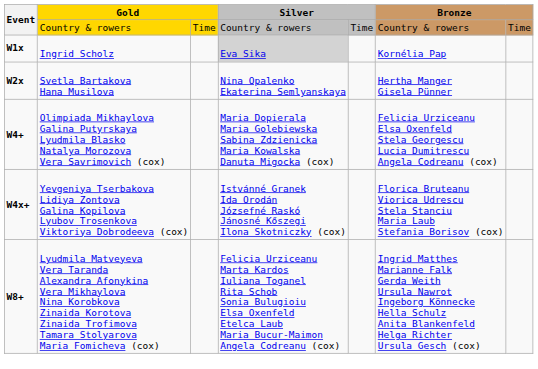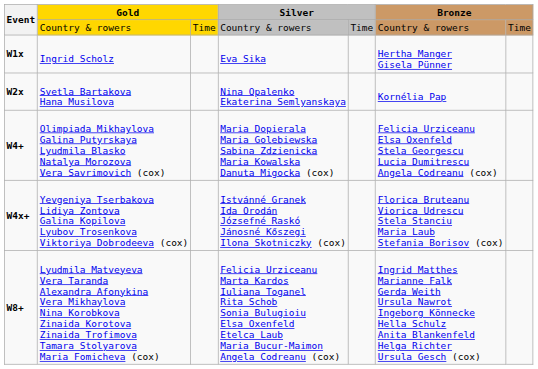(243, 54) lightgrey background -> (243, 59) no background
(412, 54) Kornélia Pap -> (415, 59) Hertha Manger Gisela Pünner
(415, 86) Hertha Manger Gisela Pünner -> (412, 97) Kornélia Pap
